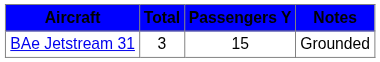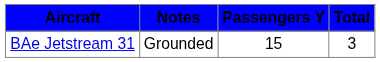columns swapped: (162, 17) <-> (335, 17)
